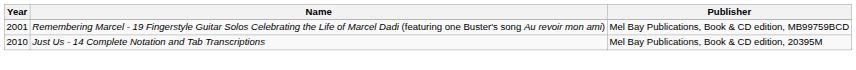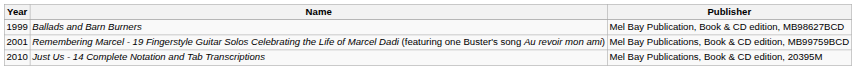+ row: (87, 27)
